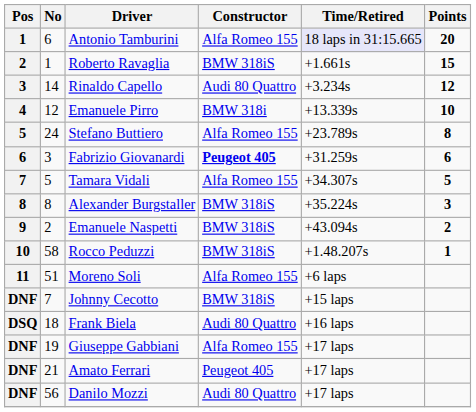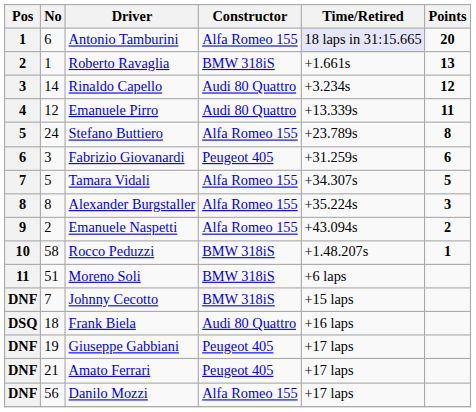(448, 63) 15 -> (448, 63) 13
(234, 110) BMW 318i -> (249, 110) Audi 80 Quattro
(448, 110) 10 -> (448, 110) 11
(239, 157) bold -> (238, 157) normal
(238, 205) BMW 318iS -> (250, 205) Alfa Romeo 155
(238, 228) BMW 318iS -> (250, 228) Alfa Romeo 155
(250, 275) Alfa Romeo 155 -> (238, 275) BMW 318iS
(250, 346) Alfa Romeo 155 -> (238, 346) Peugeot 405
(249, 394) Audi 80 Quattro -> (250, 394) Alfa Romeo 155
